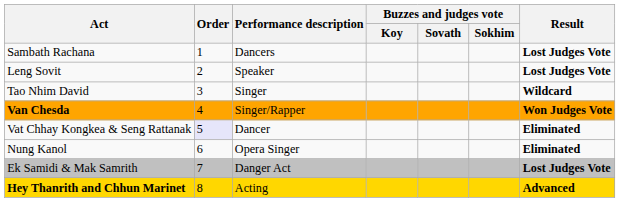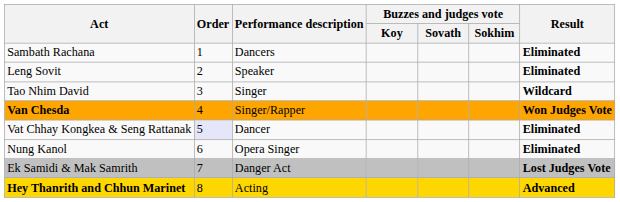(567, 52) Lost Judges Vote -> (551, 52) Eliminated
(567, 71) Lost Judges Vote -> (551, 71) Eliminated
